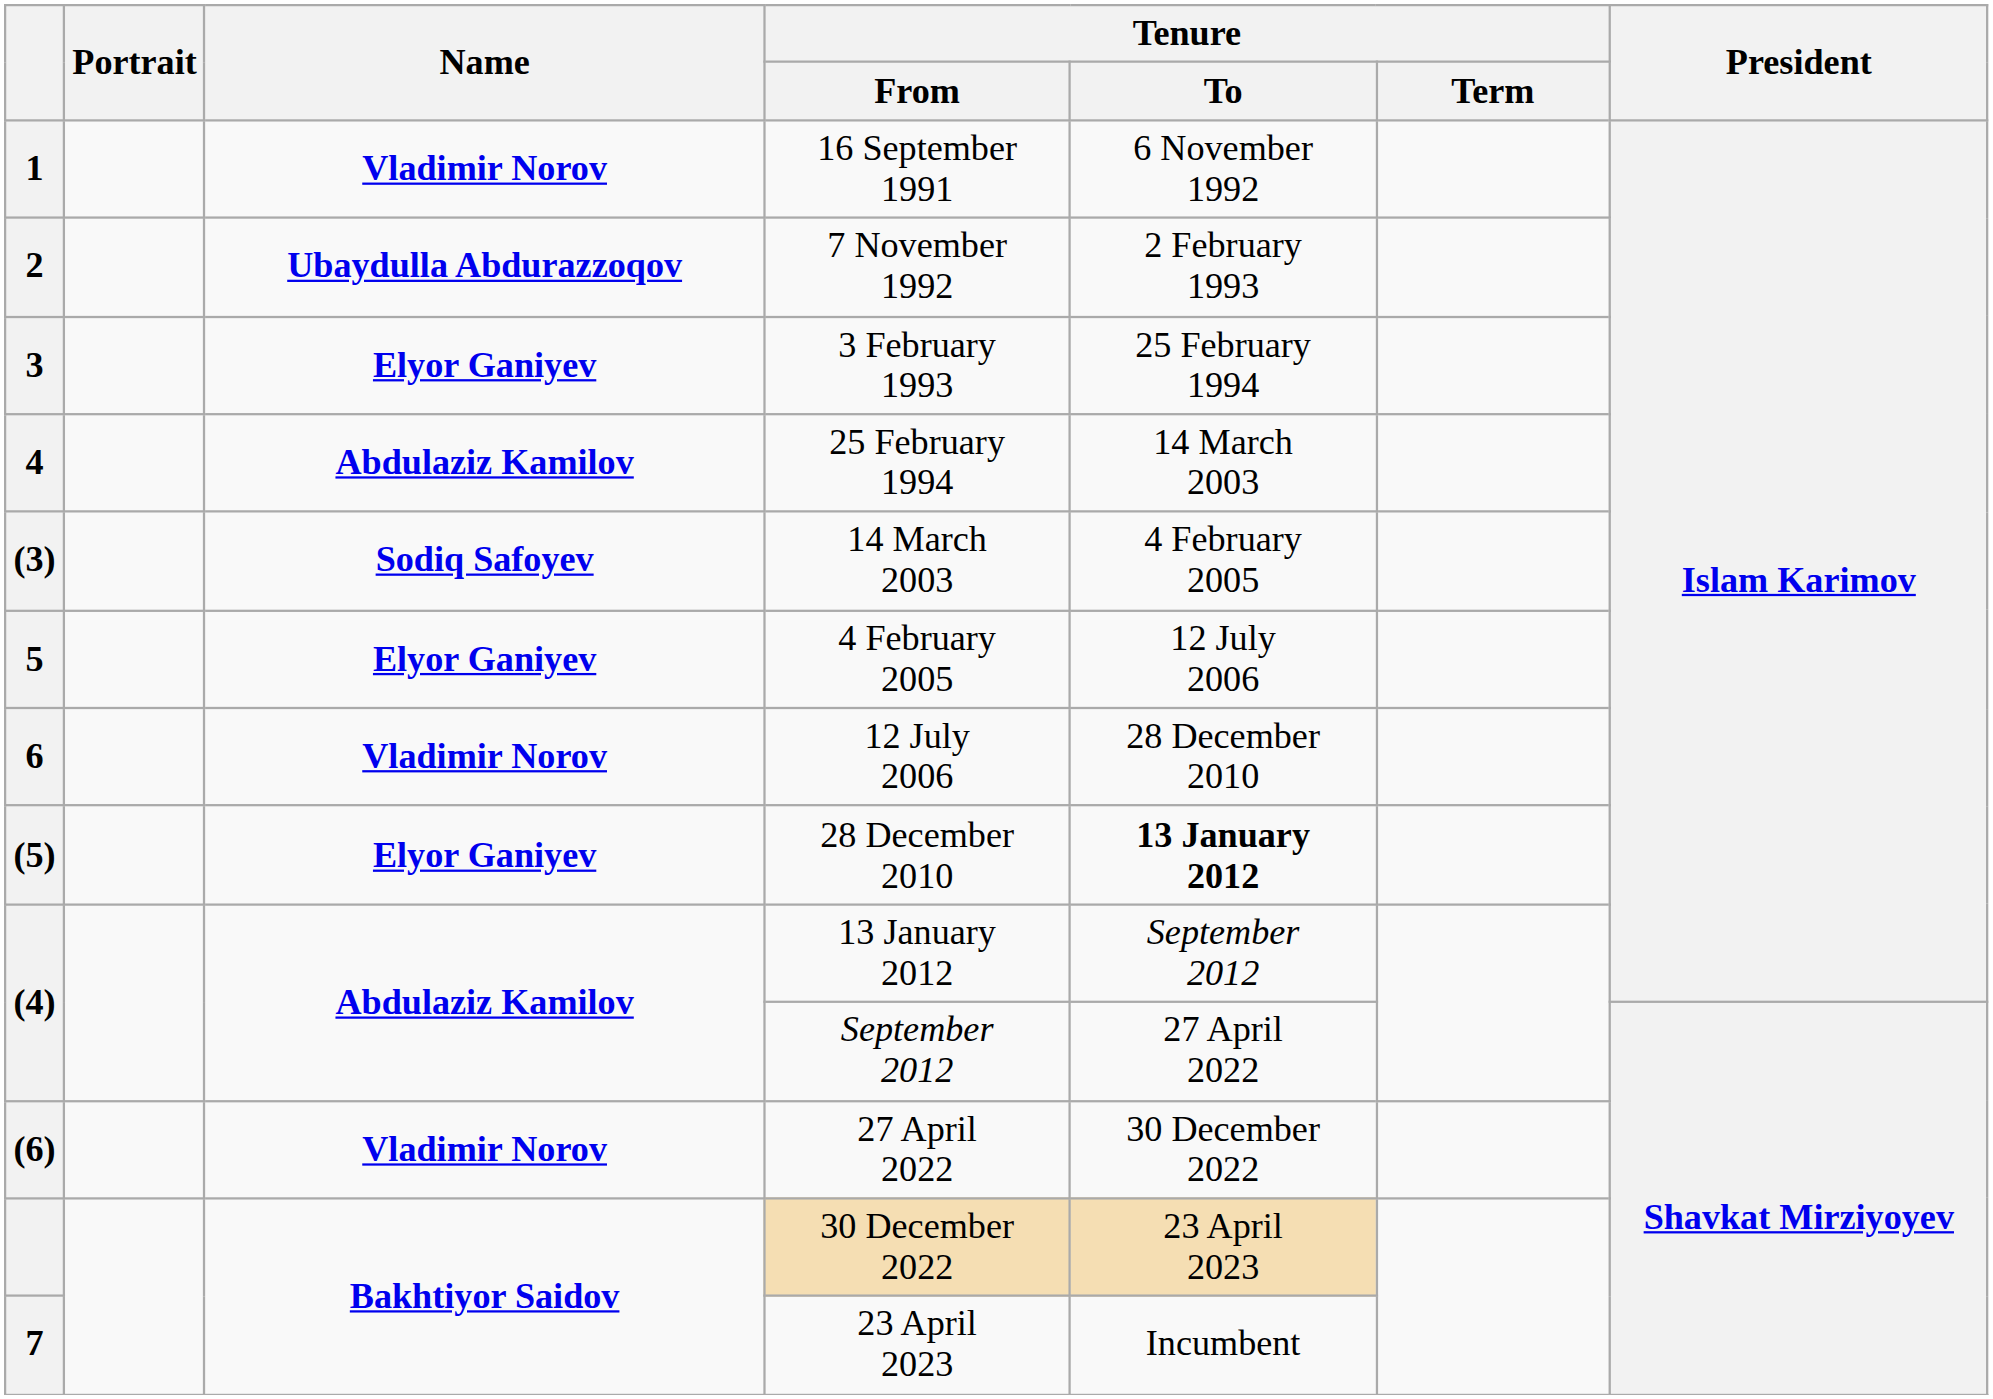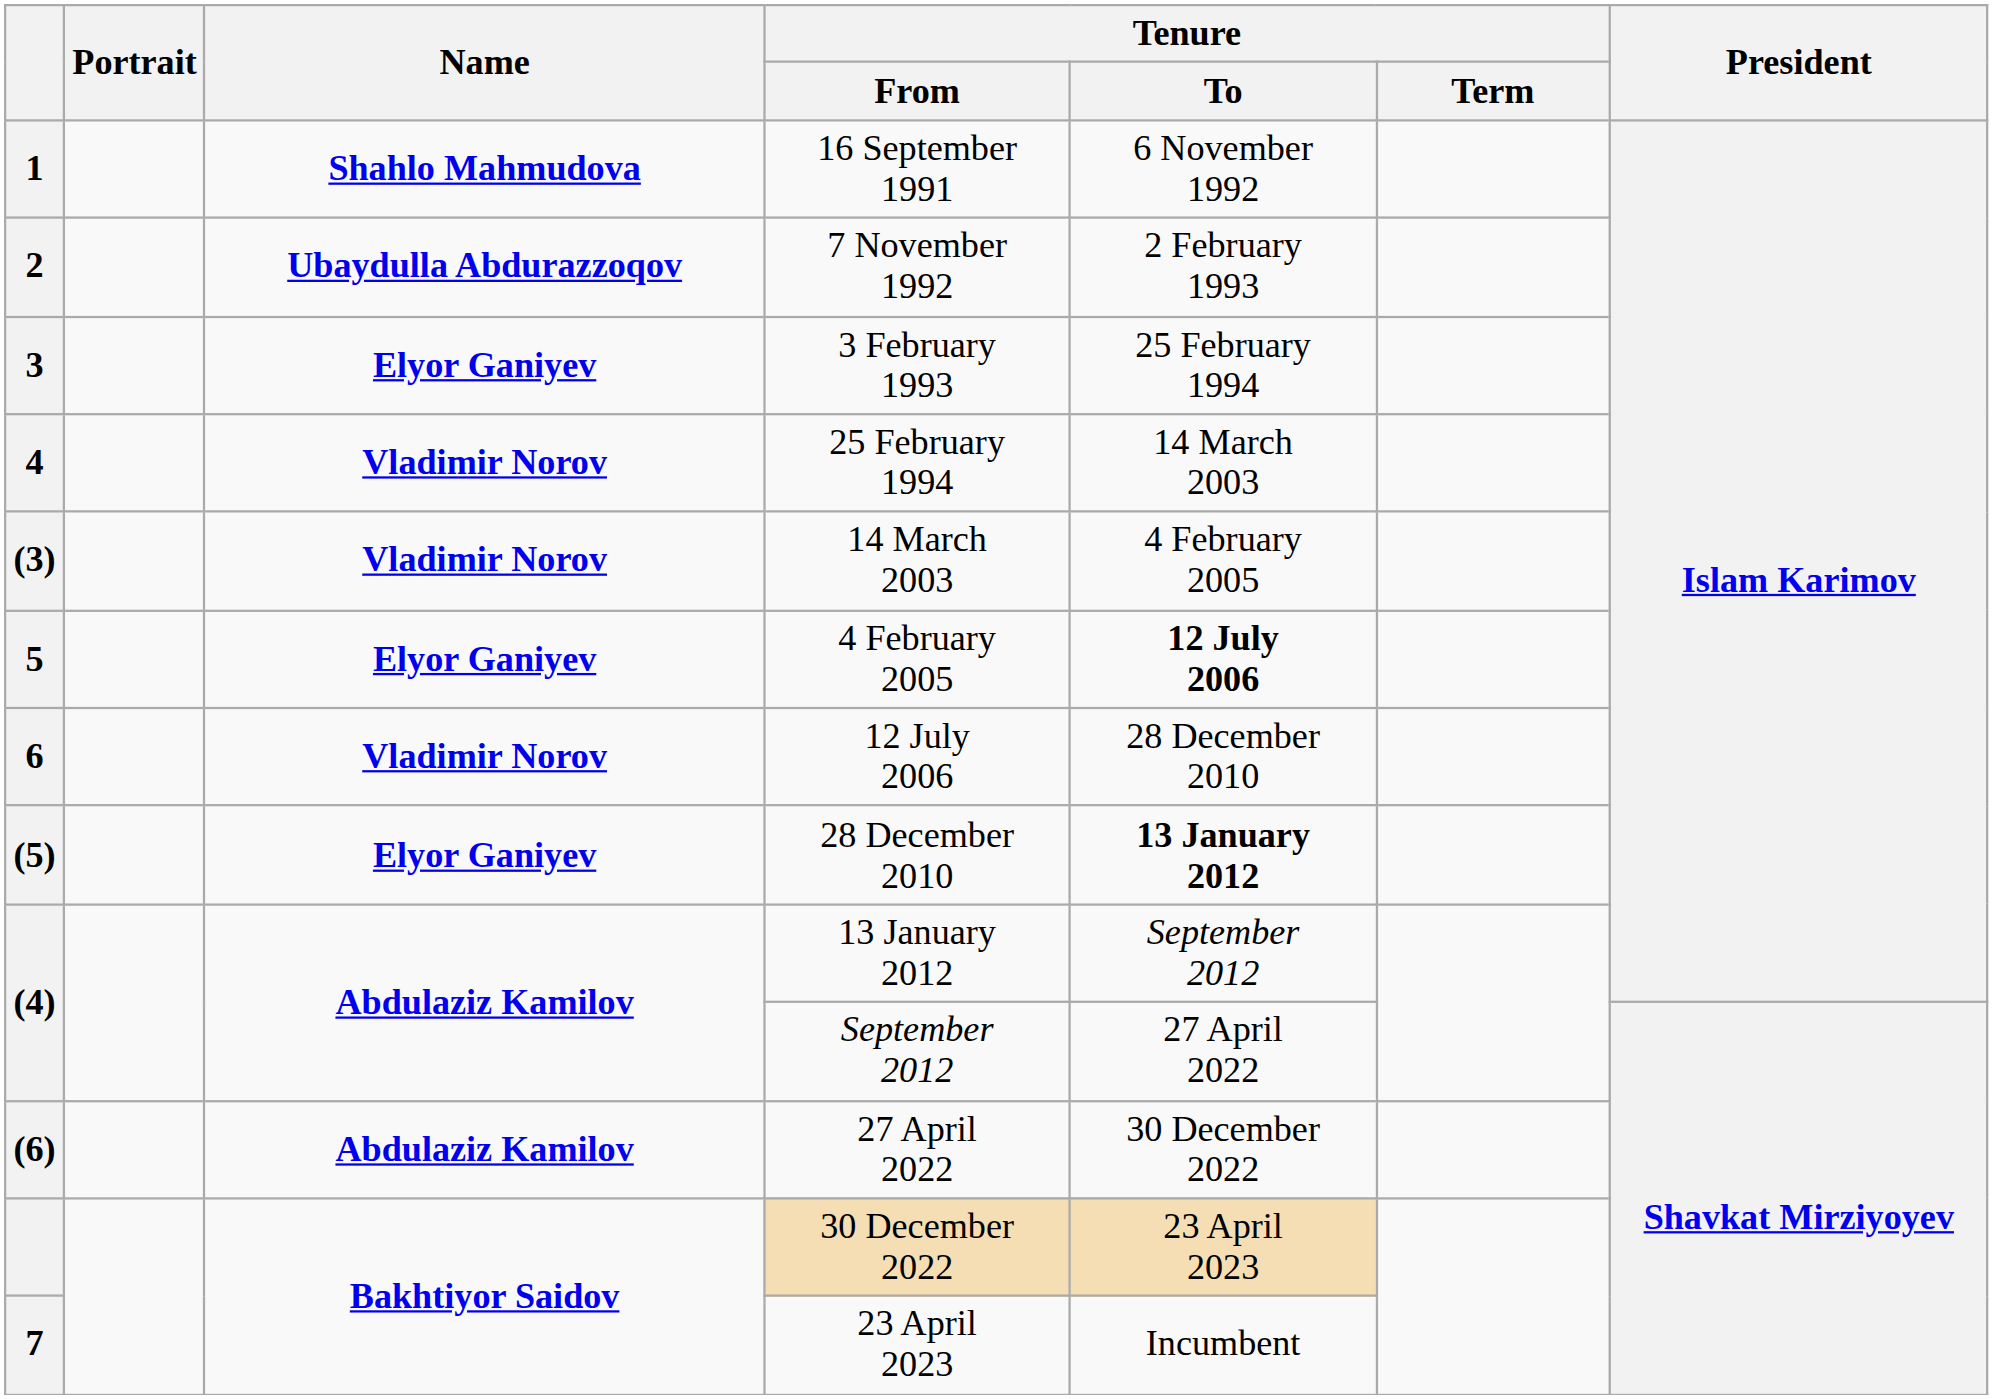(485, 168) Vladimir Norov -> (485, 168) Shahlo Mahmudova
(485, 462) Abdulaziz Kamilov -> (485, 462) Vladimir Norov
(485, 560) Sodiq Safoyev -> (485, 560) Vladimir Norov
(1223, 658) normal -> (1223, 658) bold
(485, 1148) Vladimir Norov -> (485, 1148) Abdulaziz Kamilov
